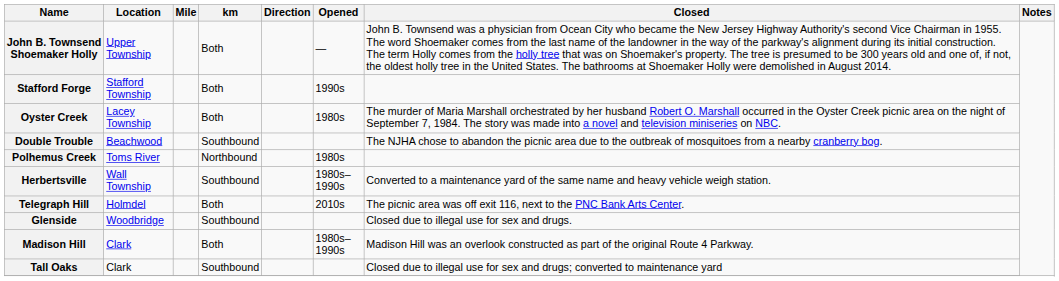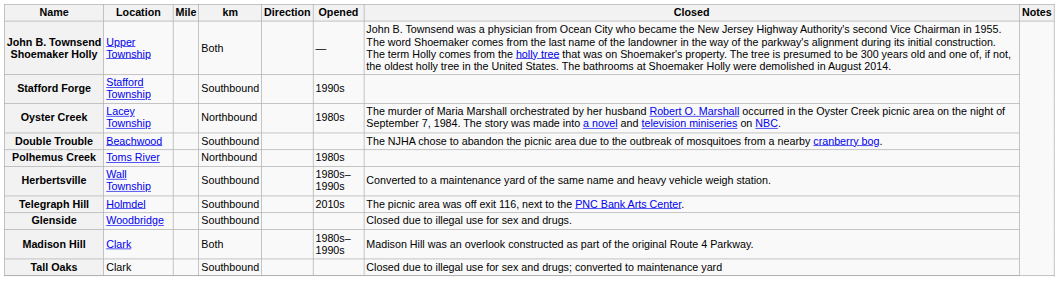(212, 89) Both -> (230, 89) Southbound
(212, 118) Both -> (229, 118) Northbound
(212, 204) Both -> (230, 204) Southbound
